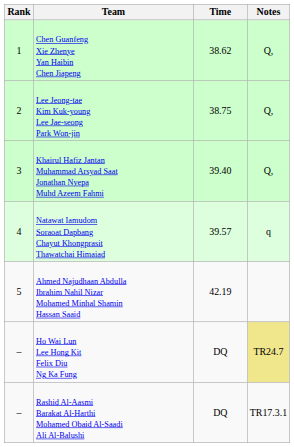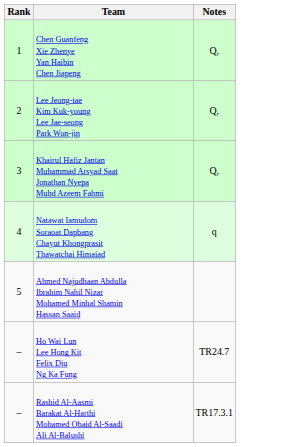- column: (220, 12)
(268, 352) khaki background -> (214, 352) no background
